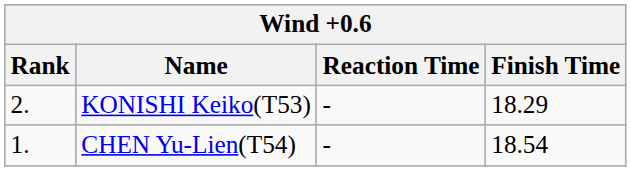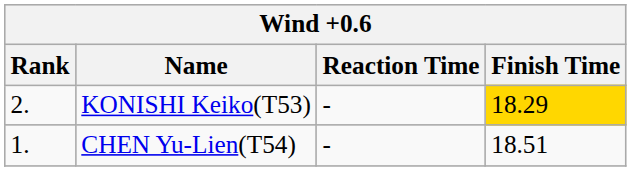(520, 104) no background -> (520, 104) gold background
(520, 144) 18.54 -> (520, 144) 18.51
